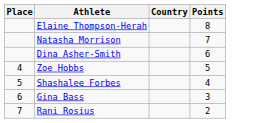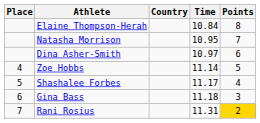+ column: (205, 11)
(208, 111) no background -> (238, 111) gold background
